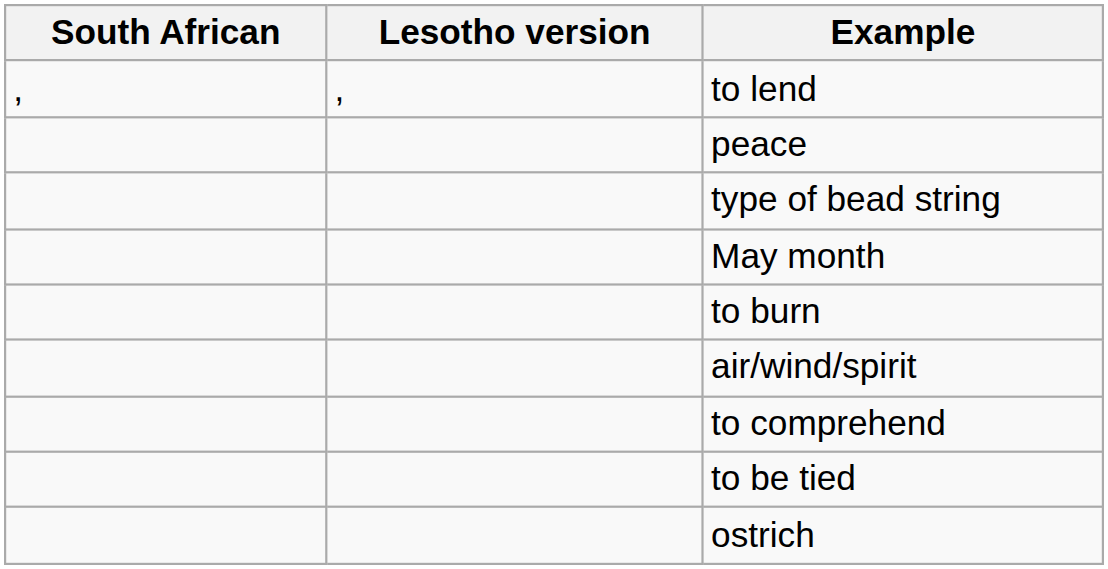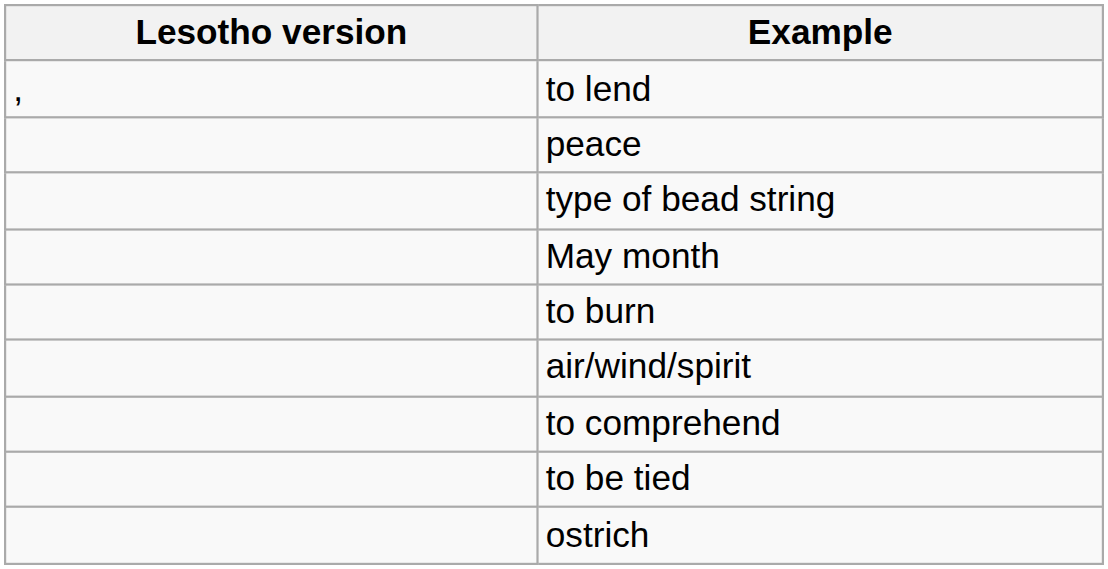- column: (166, 32)
